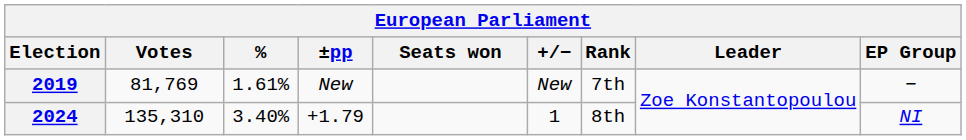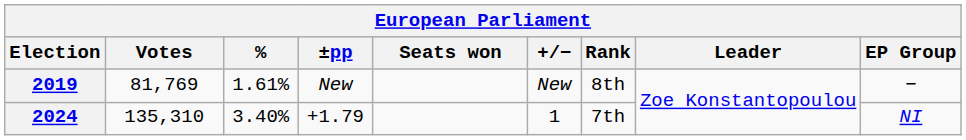(608, 85) 7th -> (608, 85) 8th
(608, 117) 8th -> (608, 117) 7th
